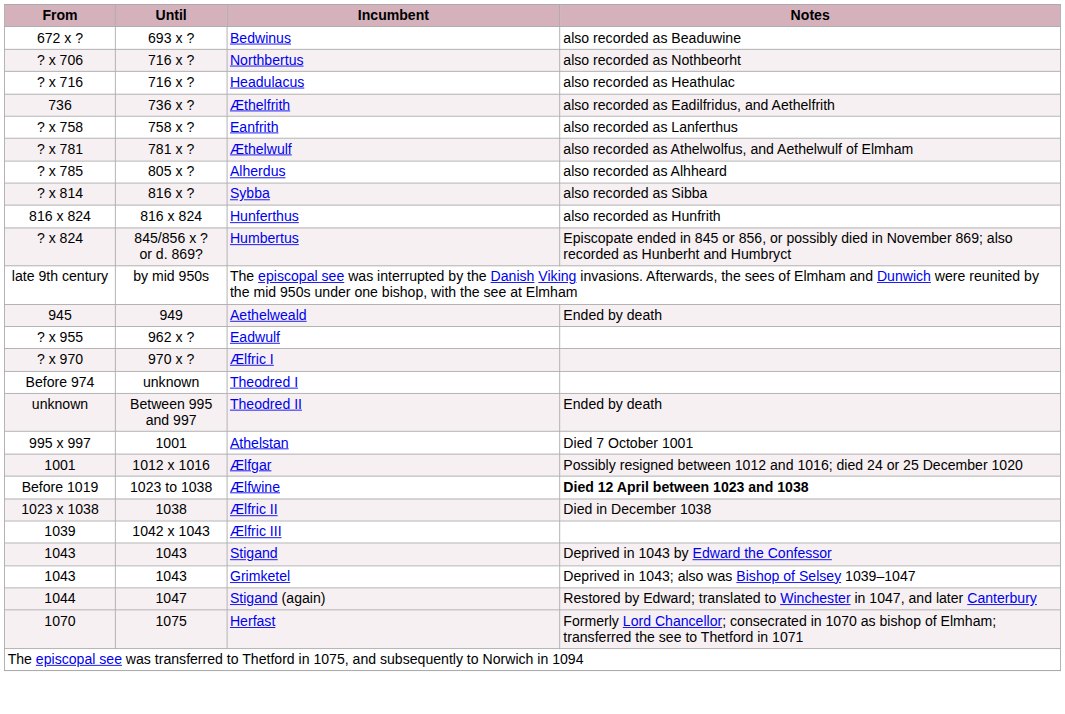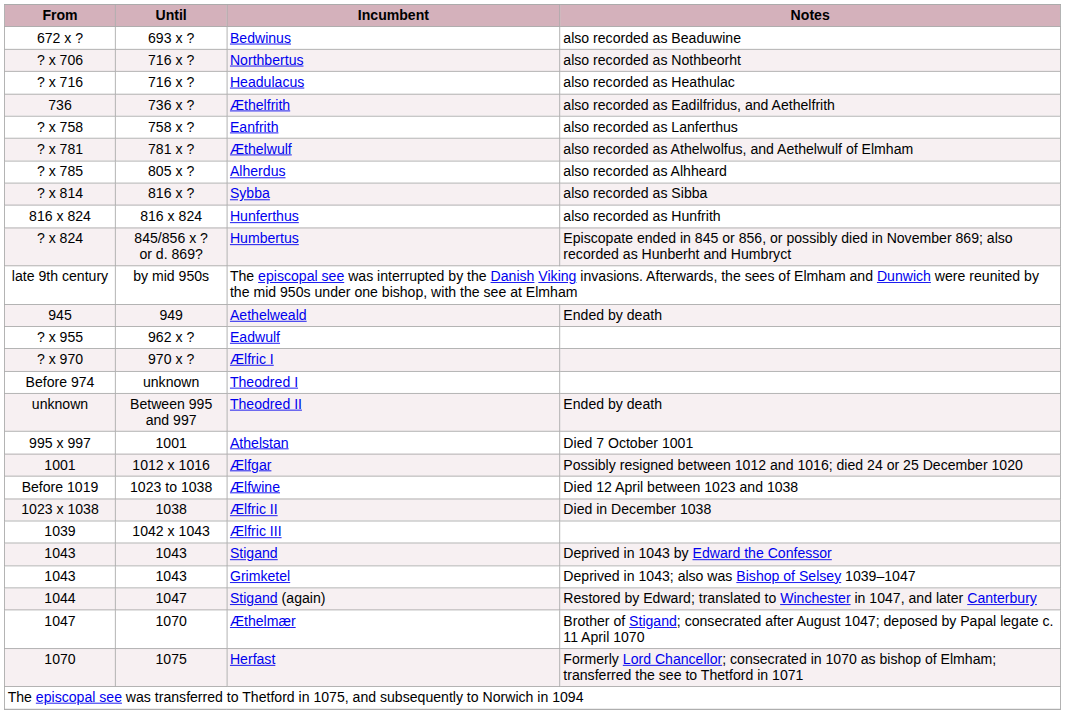(686, 487) bold -> (681, 487) normal
+ row: (263, 621)
